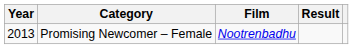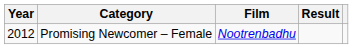(21, 33) 2013 -> (21, 33) 2012
